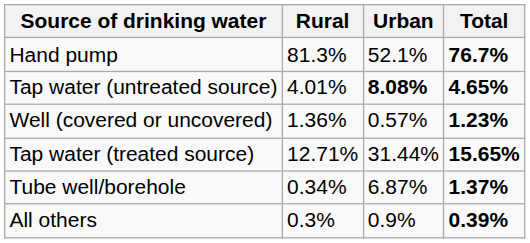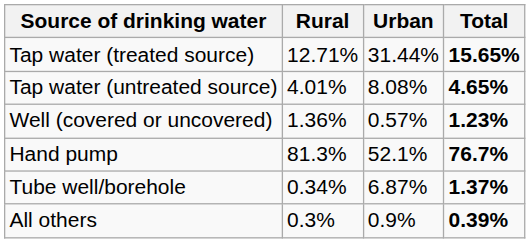rows swapped: (132, 154) <-> (64, 54)
(398, 87) bold -> (398, 87) normal
